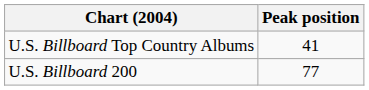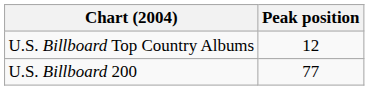(311, 44) 41 -> (311, 44) 12
